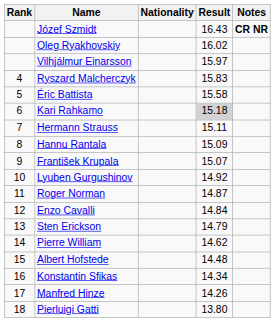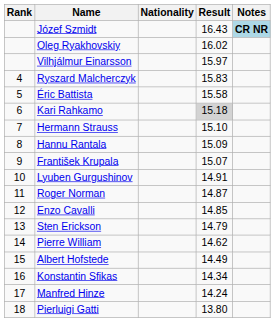(252, 29) no background -> (252, 29) lightblue background
(214, 128) 15.11 -> (214, 128) 15.10
(214, 177) 14.92 -> (214, 177) 14.91
(214, 210) 14.84 -> (214, 210) 14.85
(214, 260) 14.48 -> (214, 260) 14.49
(214, 293) 14.26 -> (214, 293) 14.24
